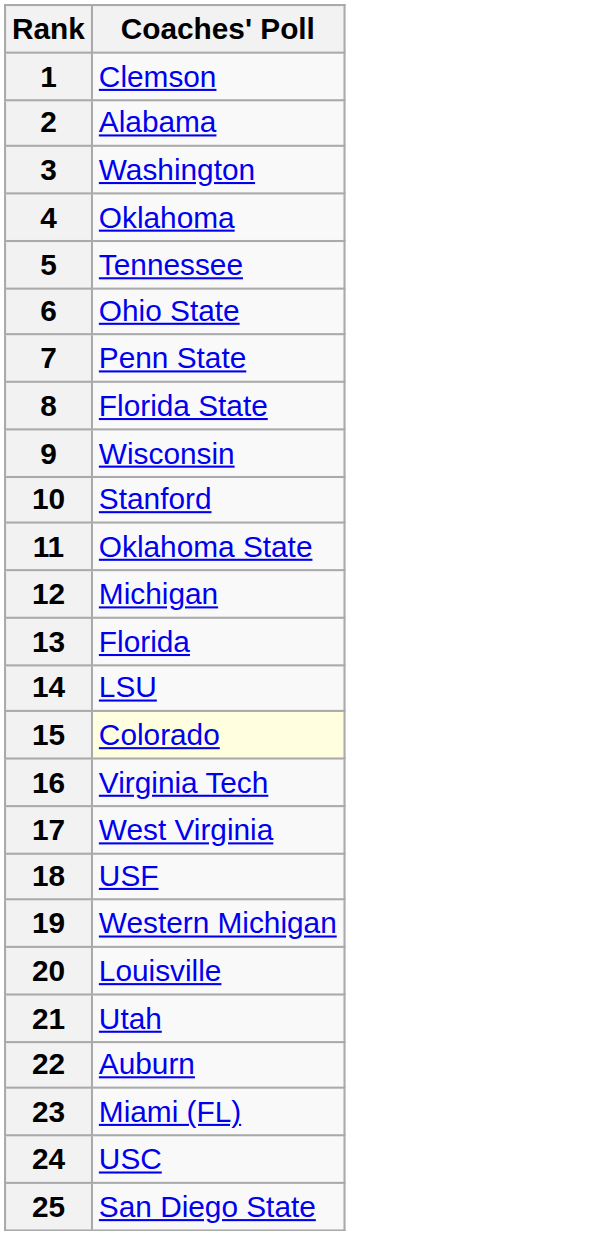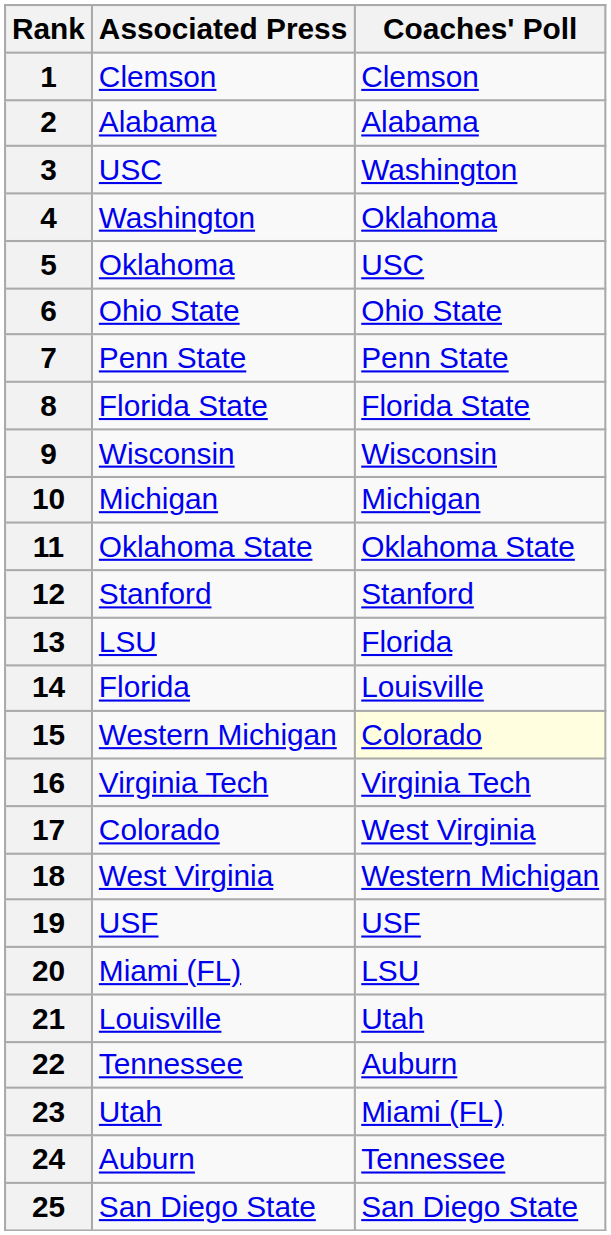+ column: (223, 29)
(171, 264) Tennessee -> (393, 264) USC
(155, 500) Stanford -> (421, 500) Michigan
(158, 594) Michigan -> (418, 594) Stanford
(128, 688) LSU -> (423, 688) Louisville
(129, 877) USF -> (480, 877) Western Michigan
(218, 924) Western Michigan -> (391, 924) USF
(160, 971) Louisville -> (390, 971) LSU
(130, 1159) USC -> (433, 1159) Tennessee
